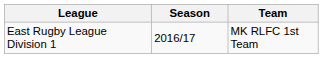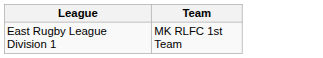- column: (190, 13)
